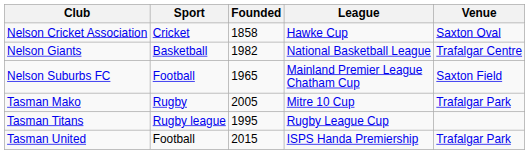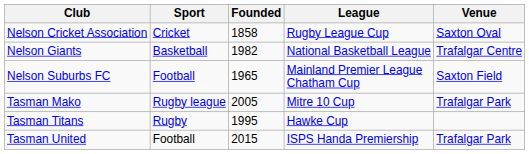(317, 32) Hawke Cup -> (338, 32) Rugby League Cup
(170, 102) Rugby -> (189, 102) Rugby league
(189, 121) Rugby league -> (170, 121) Rugby
(338, 121) Rugby League Cup -> (317, 121) Hawke Cup
